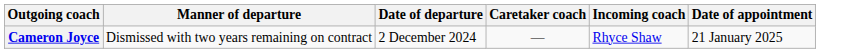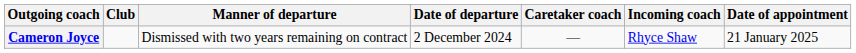+ column: (121, 15)
